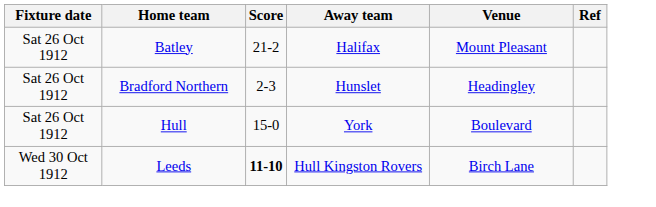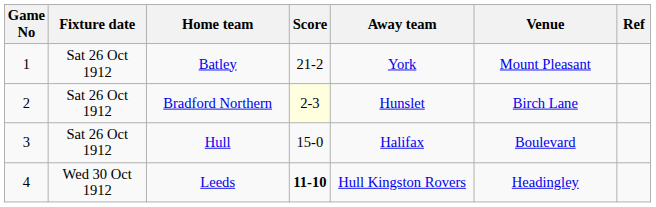+ column: (26, 24)
(358, 47) Halifax -> (402, 63) York
(266, 86) no background -> (310, 103) lightyellow background
(501, 86) Headingley -> (545, 103) Birch Lane
(358, 126) York -> (402, 142) Halifax
(501, 165) Birch Lane -> (545, 182) Headingley
